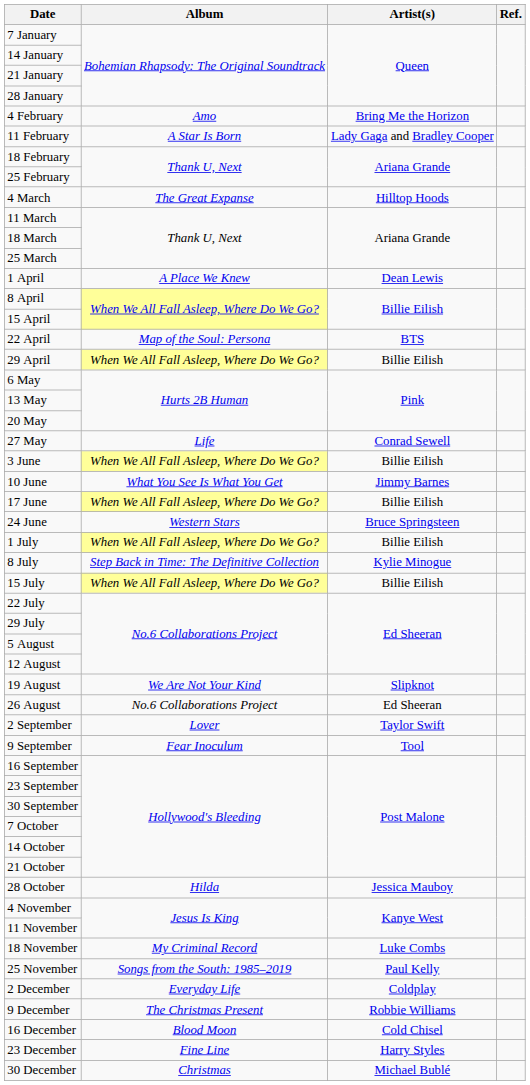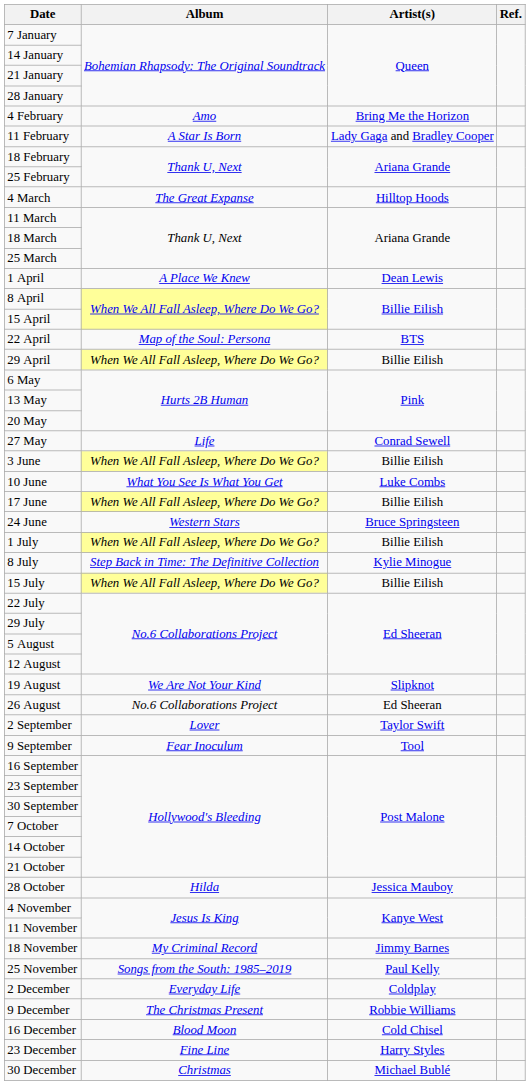(412, 481) Jimmy Barnes -> (412, 481) Luke Combs
(412, 948) Luke Combs -> (412, 948) Jimmy Barnes
